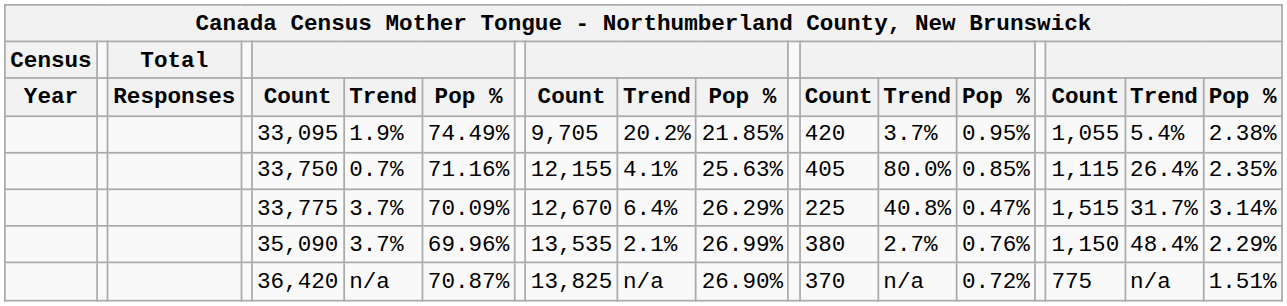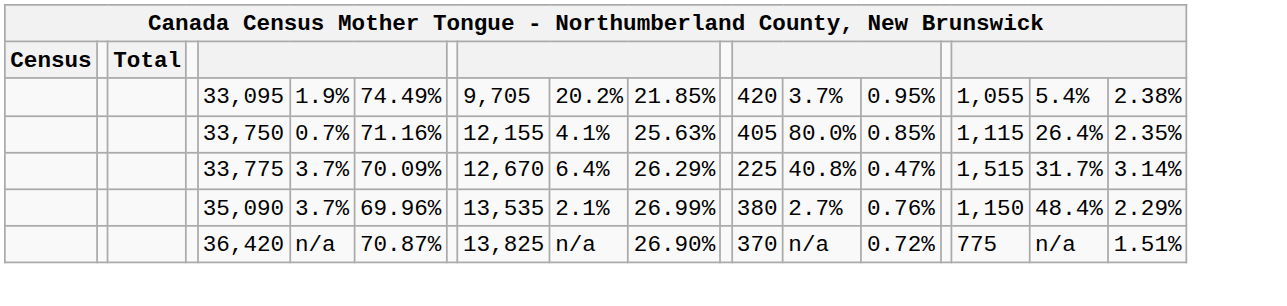- row: (51, 97)
